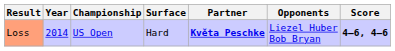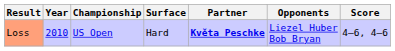(57, 33) 2014 -> (57, 33) 2010
(365, 33) bold -> (365, 33) normal
